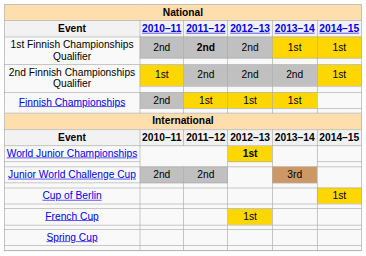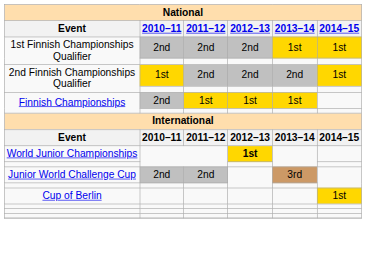(206, 47) bold -> (206, 47) normal
- row: (72, 216)
- row: (72, 237)
